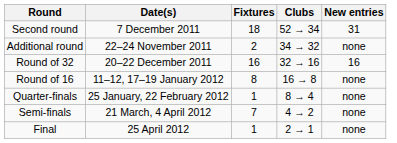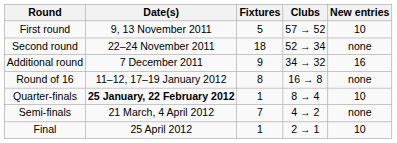+ row: (45, 29)
(158, 29) 7 December 2011 -> (161, 46) 22–24 November 2011
(354, 29) 31 -> (360, 46) none
(158, 46) 22–24 November 2011 -> (161, 63) 7 December 2011
(254, 46) 2 -> (260, 63) 9
(354, 46) none -> (360, 63) 16
- row: (45, 63)
(158, 96) normal -> (161, 96) bold
(354, 96) none -> (360, 96) 10
(354, 130) none -> (360, 130) 10
